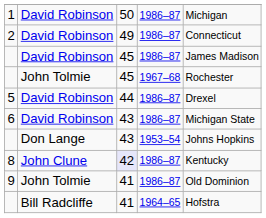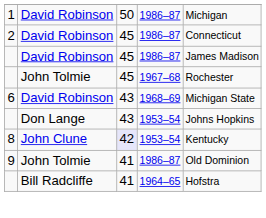(127, 35) 49 -> (127, 35) 45
- row: (11, 98)
(160, 119) 1986–87 -> (160, 98) 1968–69
(160, 160) 1986–87 -> (160, 140) 1953–54
